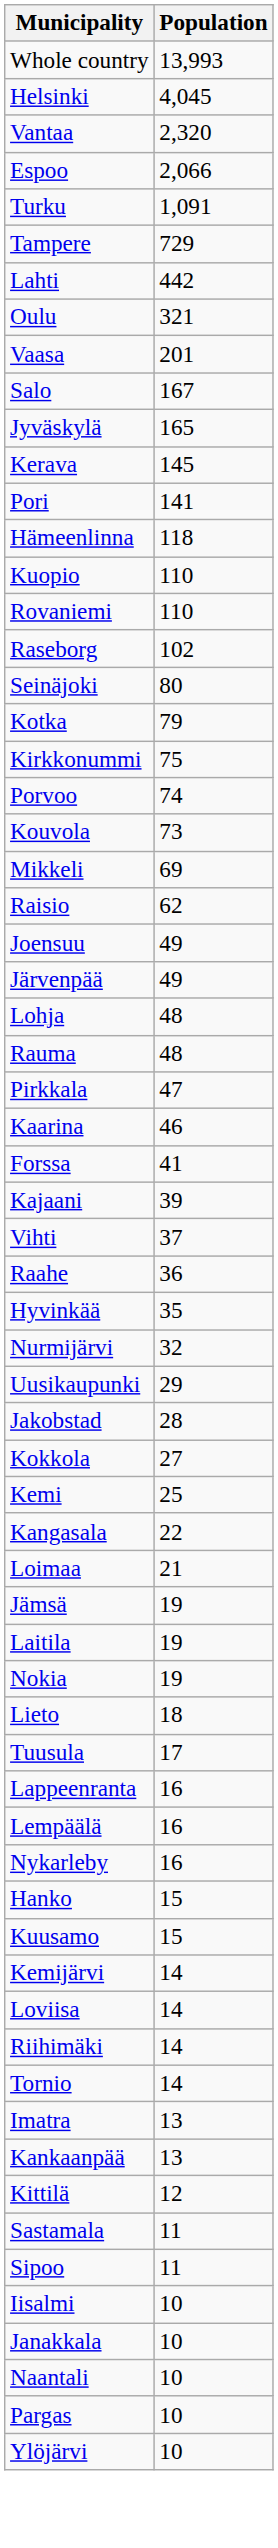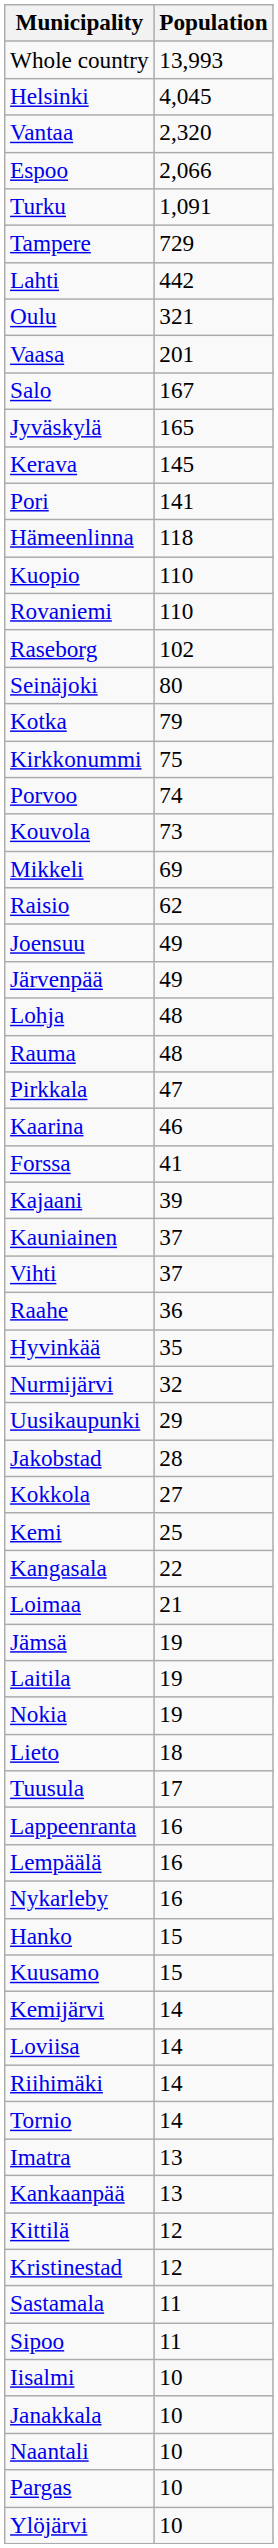+ row: (64, 1237)
+ row: (66, 2267)
